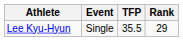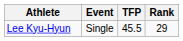(132, 29) 35.5 -> (132, 29) 45.5
